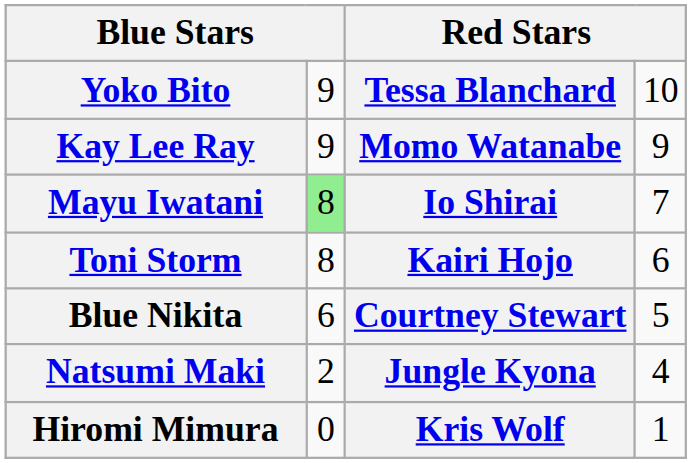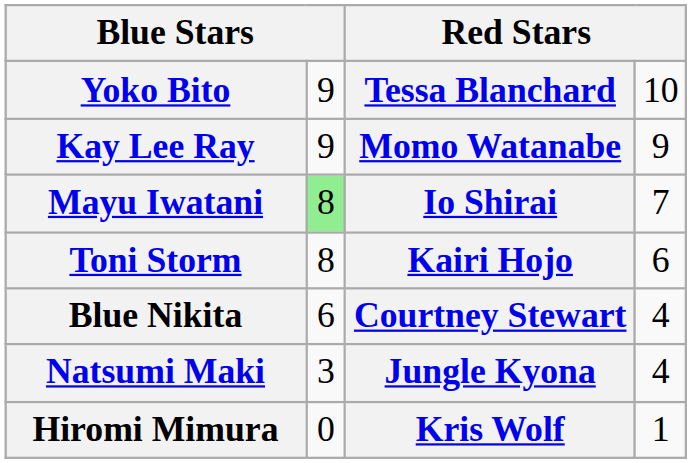(661, 315) 5 -> (661, 315) 4
(326, 372) 2 -> (326, 372) 3
